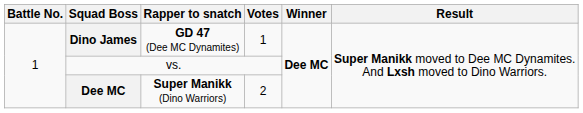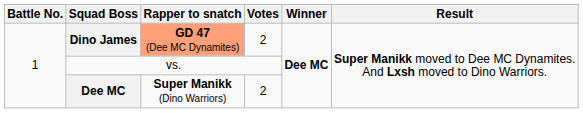(193, 39) no background -> (193, 39) lightsalmon background
(263, 39) 1 -> (263, 39) 2
